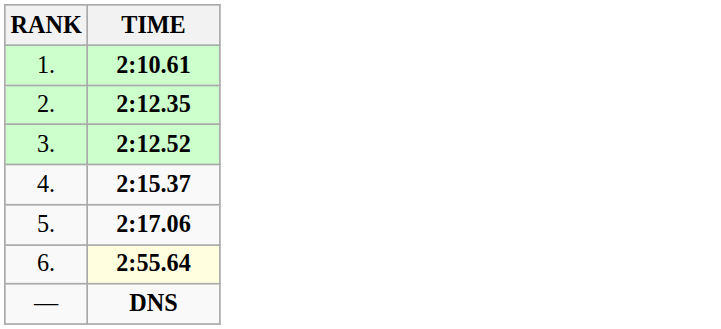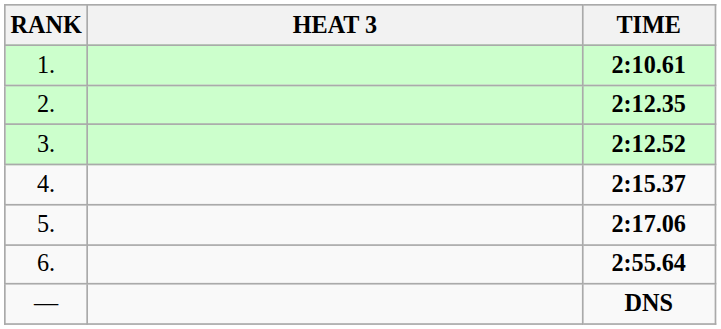+ column: (335, 24)
(154, 264) lightyellow background -> (649, 264) no background
